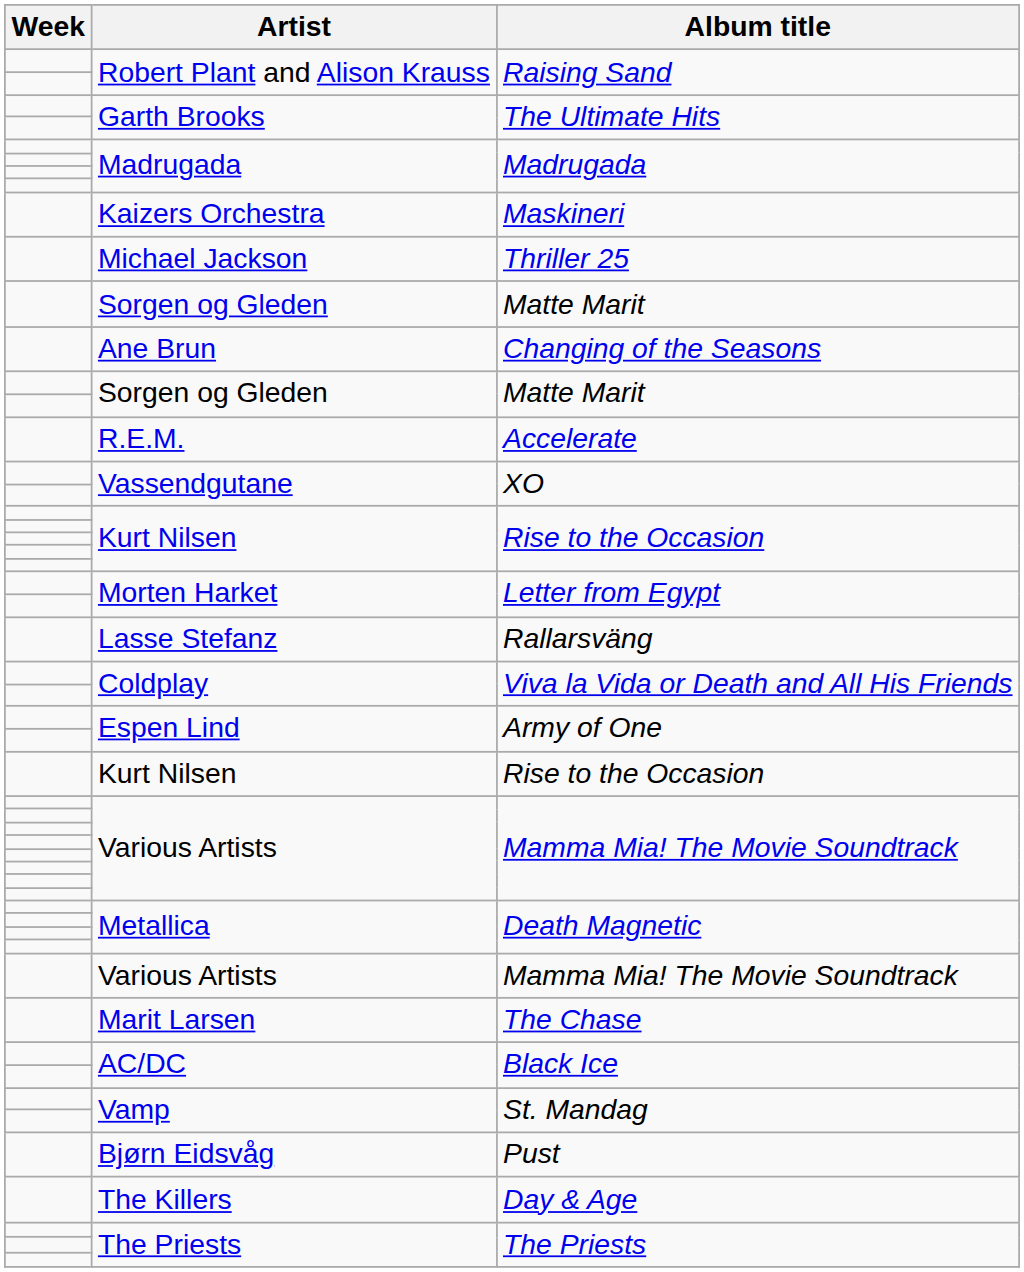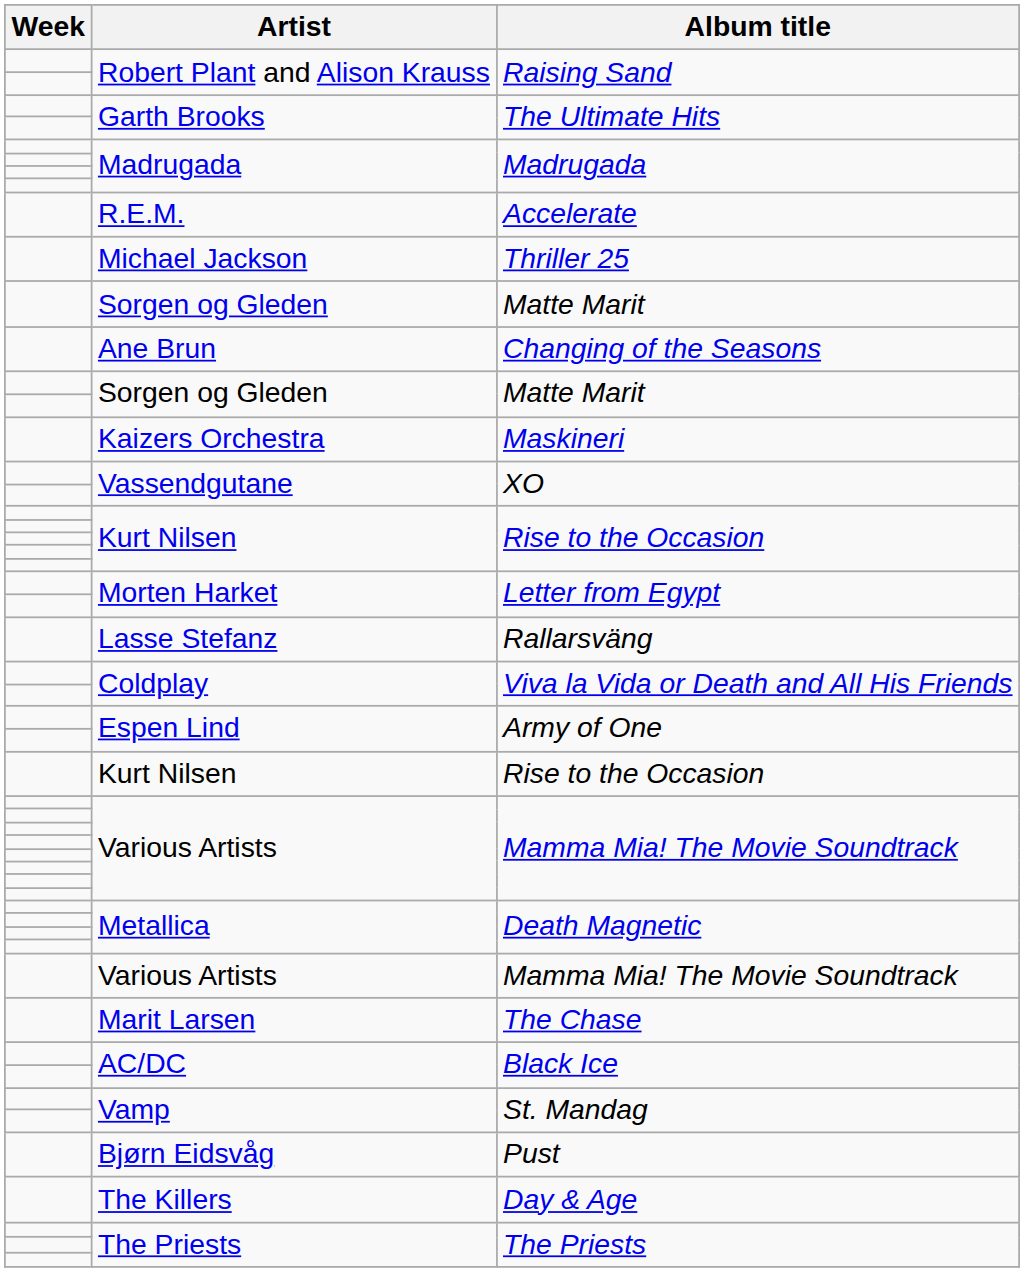rows swapped: (211, 213) <-> (141, 438)
